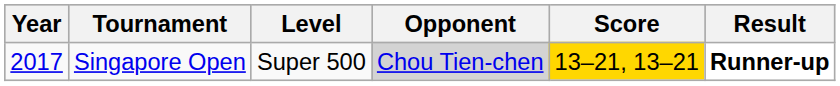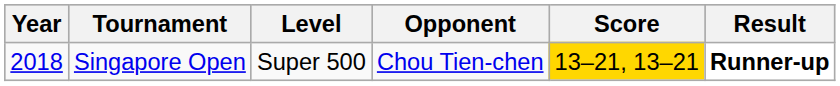(37, 61) 2017 -> (37, 61) 2018
(460, 61) lightgrey background -> (460, 61) no background
